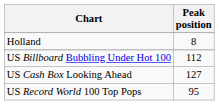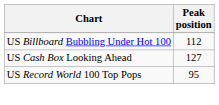- row: (24, 41)
